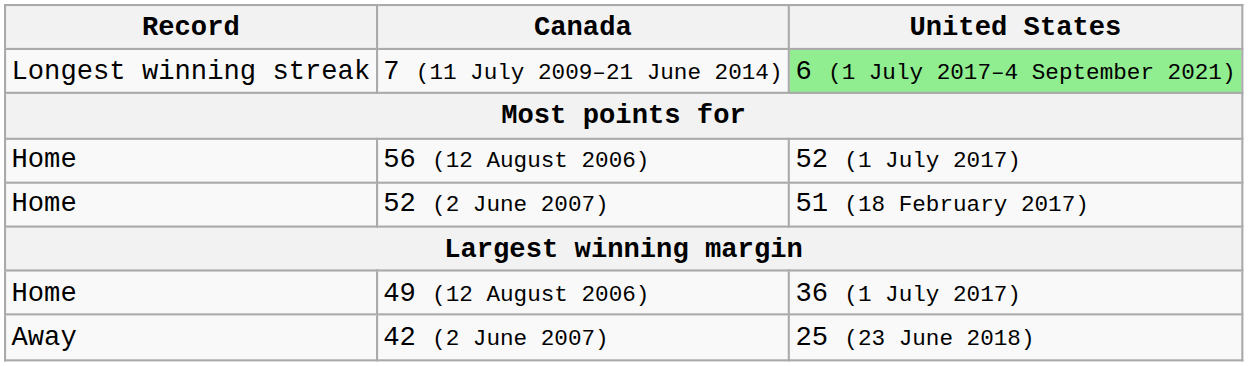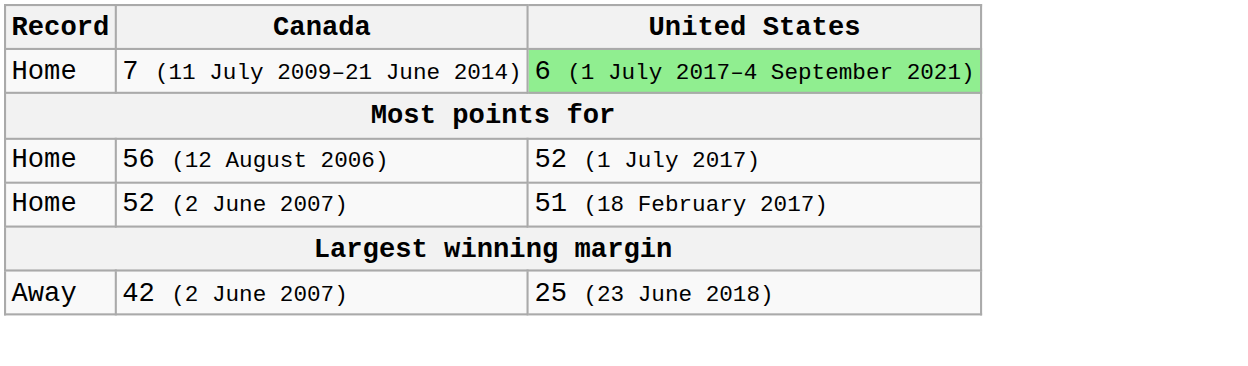(191, 71) Longest winning streak -> (44, 71) Home
- row: (516, 293)
